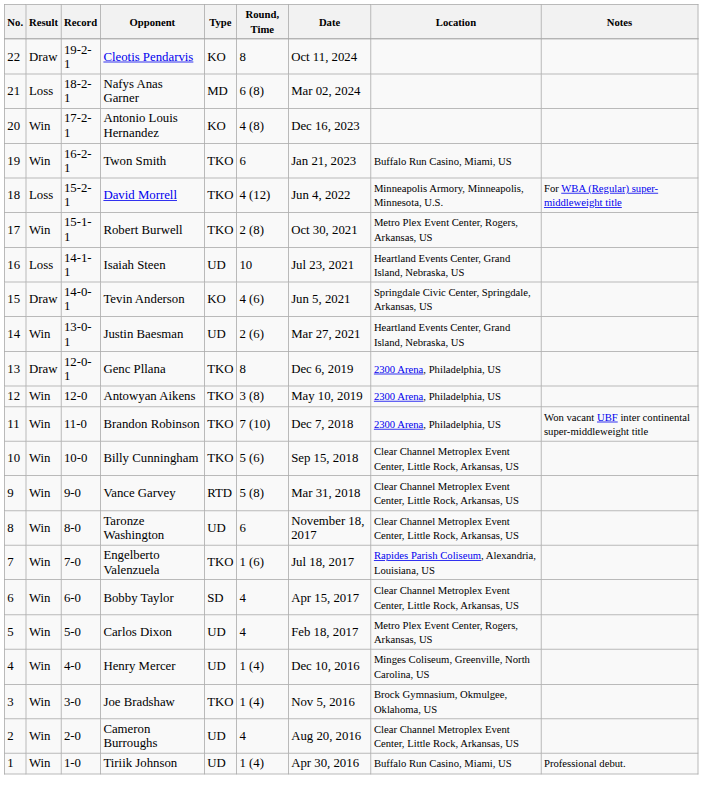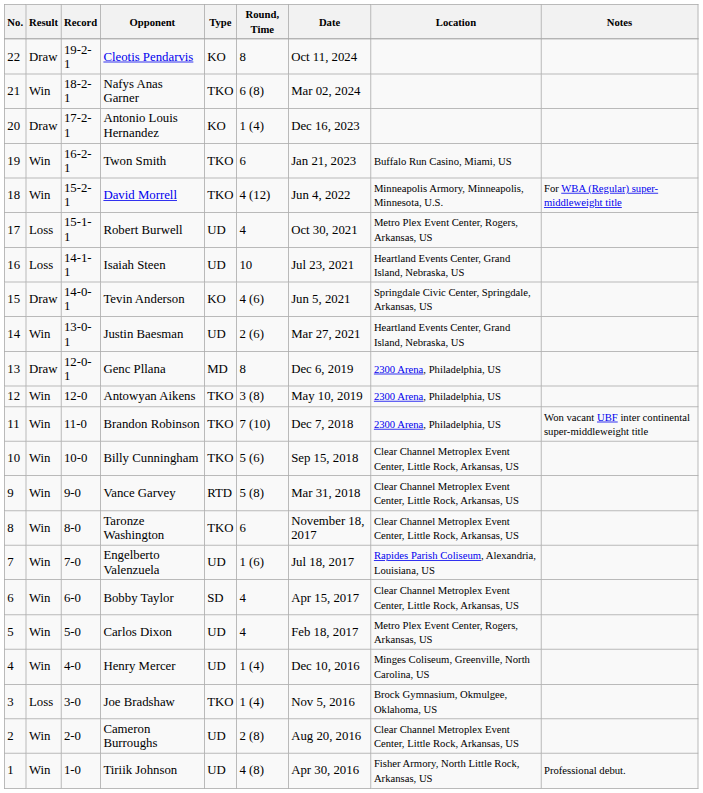(41, 91) Loss -> (40, 91) Win
(218, 91) MD -> (220, 91) TKO
(40, 125) Win -> (43, 125) Draw
(252, 125) 4 (8) -> (252, 125) 1 (4)
(41, 195) Loss -> (40, 195) Win
(40, 230) Win -> (41, 230) Loss
(220, 230) TKO -> (216, 230) UD
(252, 230) 2 (8) -> (243, 230) 4
(220, 368) TKO -> (218, 368) MD
(216, 527) UD -> (220, 527) TKO
(220, 562) TKO -> (216, 562) UD
(40, 701) Win -> (41, 701) Loss
(243, 736) 4 -> (252, 736) 2 (8)
(252, 763) 1 (4) -> (252, 770) 4 (8)
(443, 764) Buffalo Run Casino, Miami, US -> (447, 771) Fisher Armory, North Little Rock, Arkansas, US
